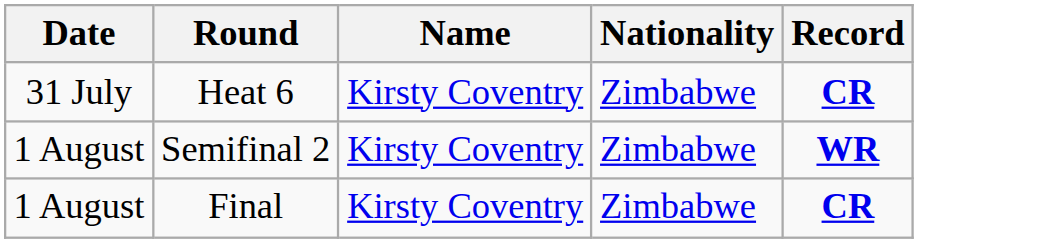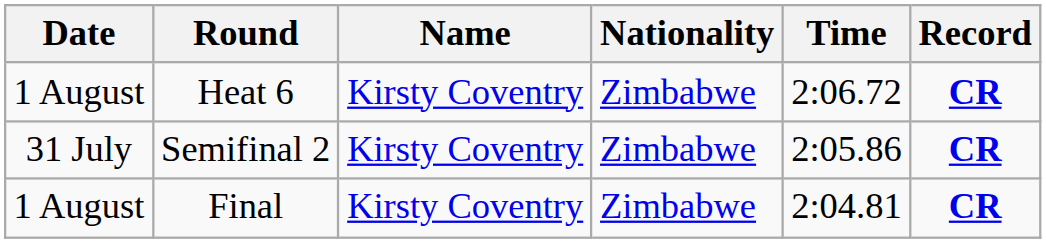+ column: (846, 33)
(79, 91) 31 July -> (79, 91) 1 August
(79, 149) 1 August -> (79, 149) 31 July
(848, 149) WR -> (975, 149) CR
